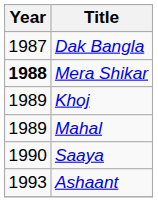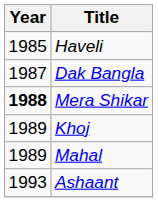+ row: (79, 45)
- row: (79, 155)
